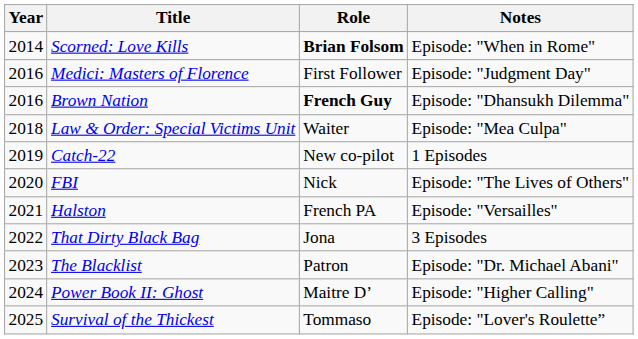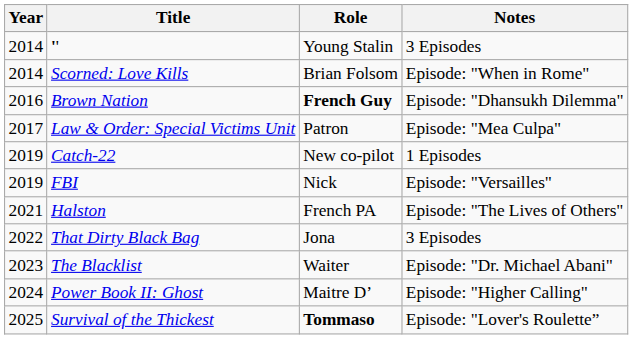+ row: (55, 45)
(353, 45) bold -> (351, 73) normal
- row: (150, 73)
(26, 127) 2018 -> (26, 127) 2017
(326, 127) Waiter -> (326, 127) Patron
(26, 182) 2020 -> (26, 182) 2019
(520, 182) Episode: "The Lives of Others" -> (479, 182) Episode: "Versailles"
(485, 210) Episode: "Versailles" -> (515, 210) Episode: "The Lives of Others"
(326, 264) Patron -> (326, 264) Waiter
(337, 319) normal -> (339, 319) bold
